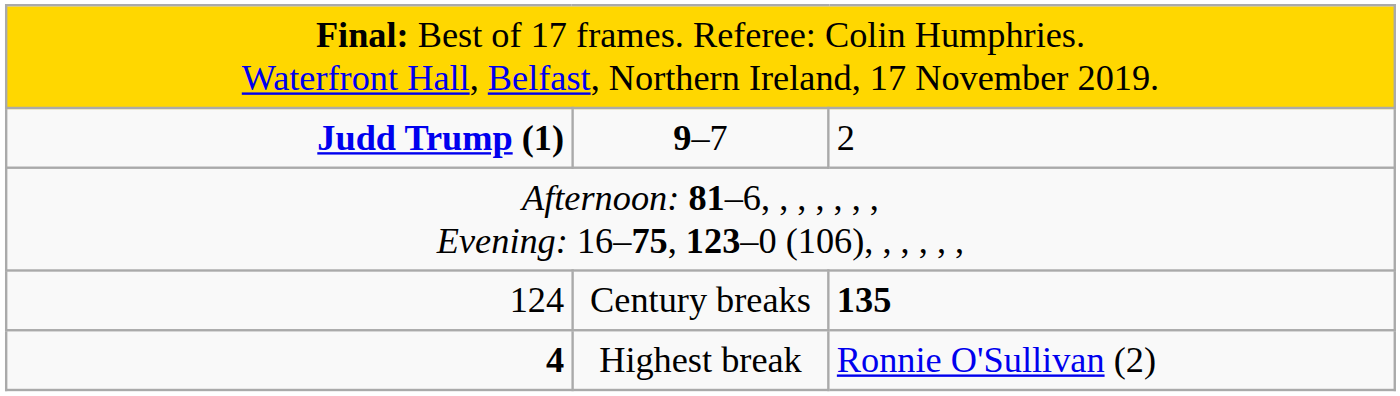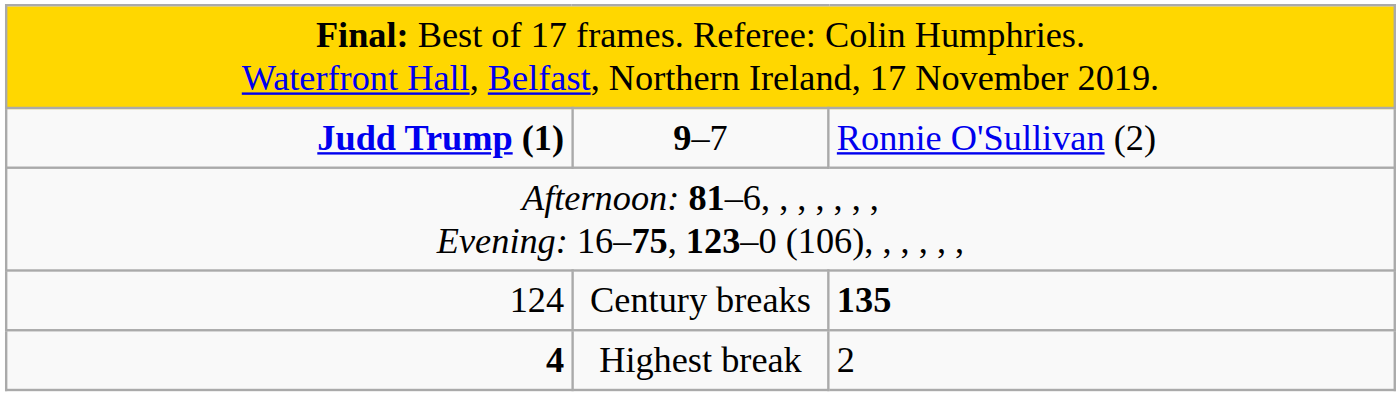(846, 137) 2 -> (996, 137) Ronnie O'Sullivan (2)
(996, 360) Ronnie O'Sullivan (2) -> (846, 360) 2
